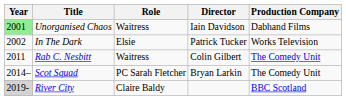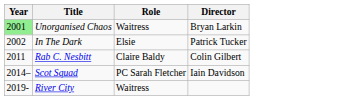- column: (295, 12)
(217, 27) Iain Davidson -> (216, 27) Bryan Larkin
(132, 57) Waitress -> (140, 57) Claire Baldy
(216, 73) Bryan Larkin -> (217, 73) Iain Davidson
(18, 88) lightgrey background -> (18, 88) no background
(140, 88) Claire Baldy -> (132, 88) Waitress
